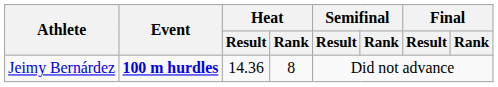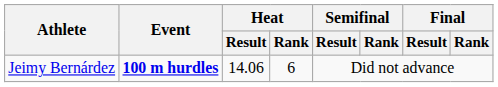(246, 68) 14.36 -> (246, 68) 14.06
(291, 68) 8 -> (291, 68) 6
